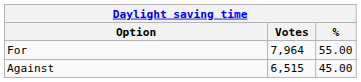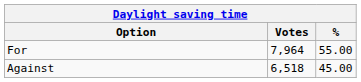(287, 68) 6,515 -> (287, 68) 6,518
